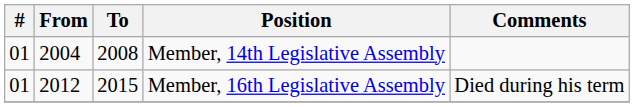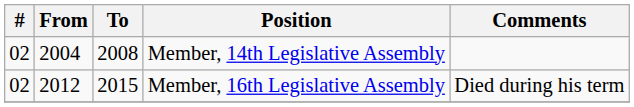(20, 53) 01 -> (20, 53) 02
(20, 85) 01 -> (20, 85) 02
